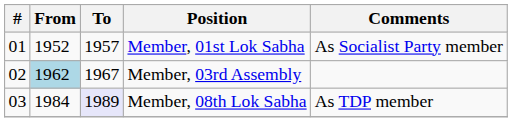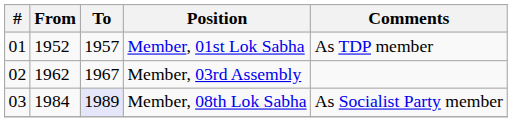(409, 46) As Socialist Party member -> (374, 46) As TDP member
(52, 74) lightblue background -> (52, 74) no background
(374, 102) As TDP member -> (409, 102) As Socialist Party member
